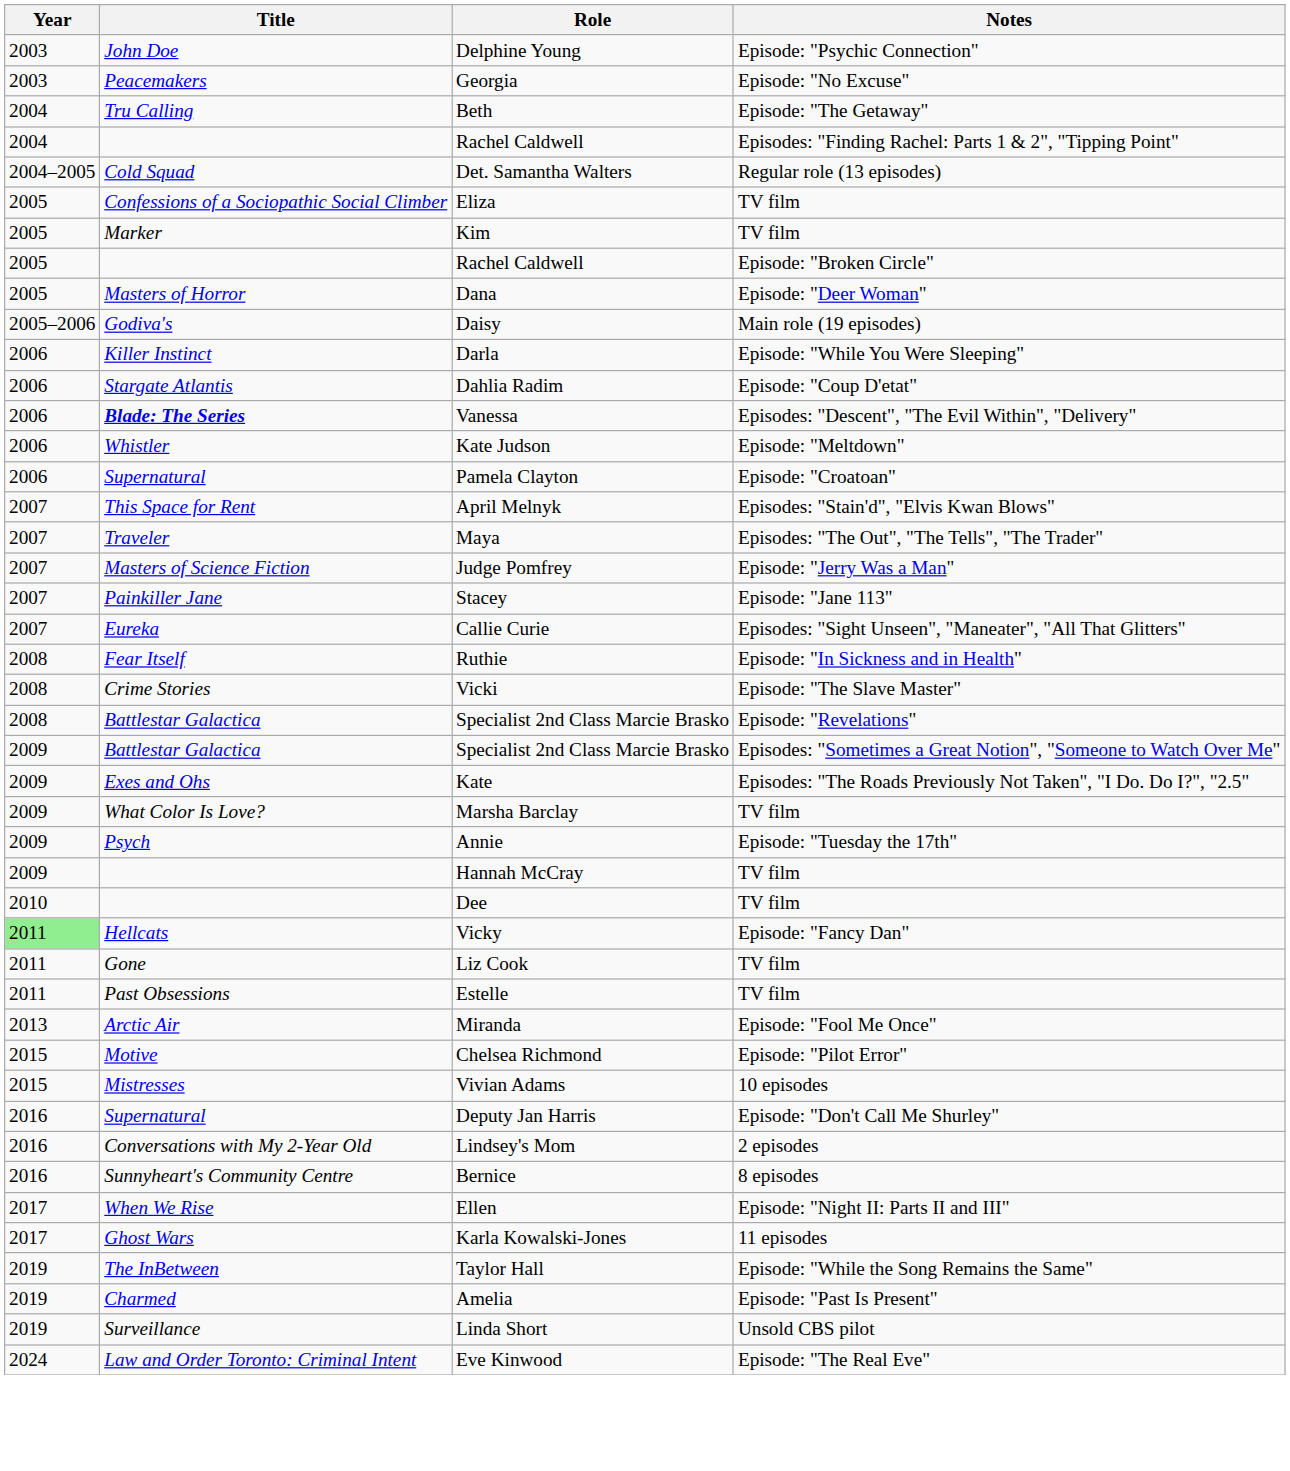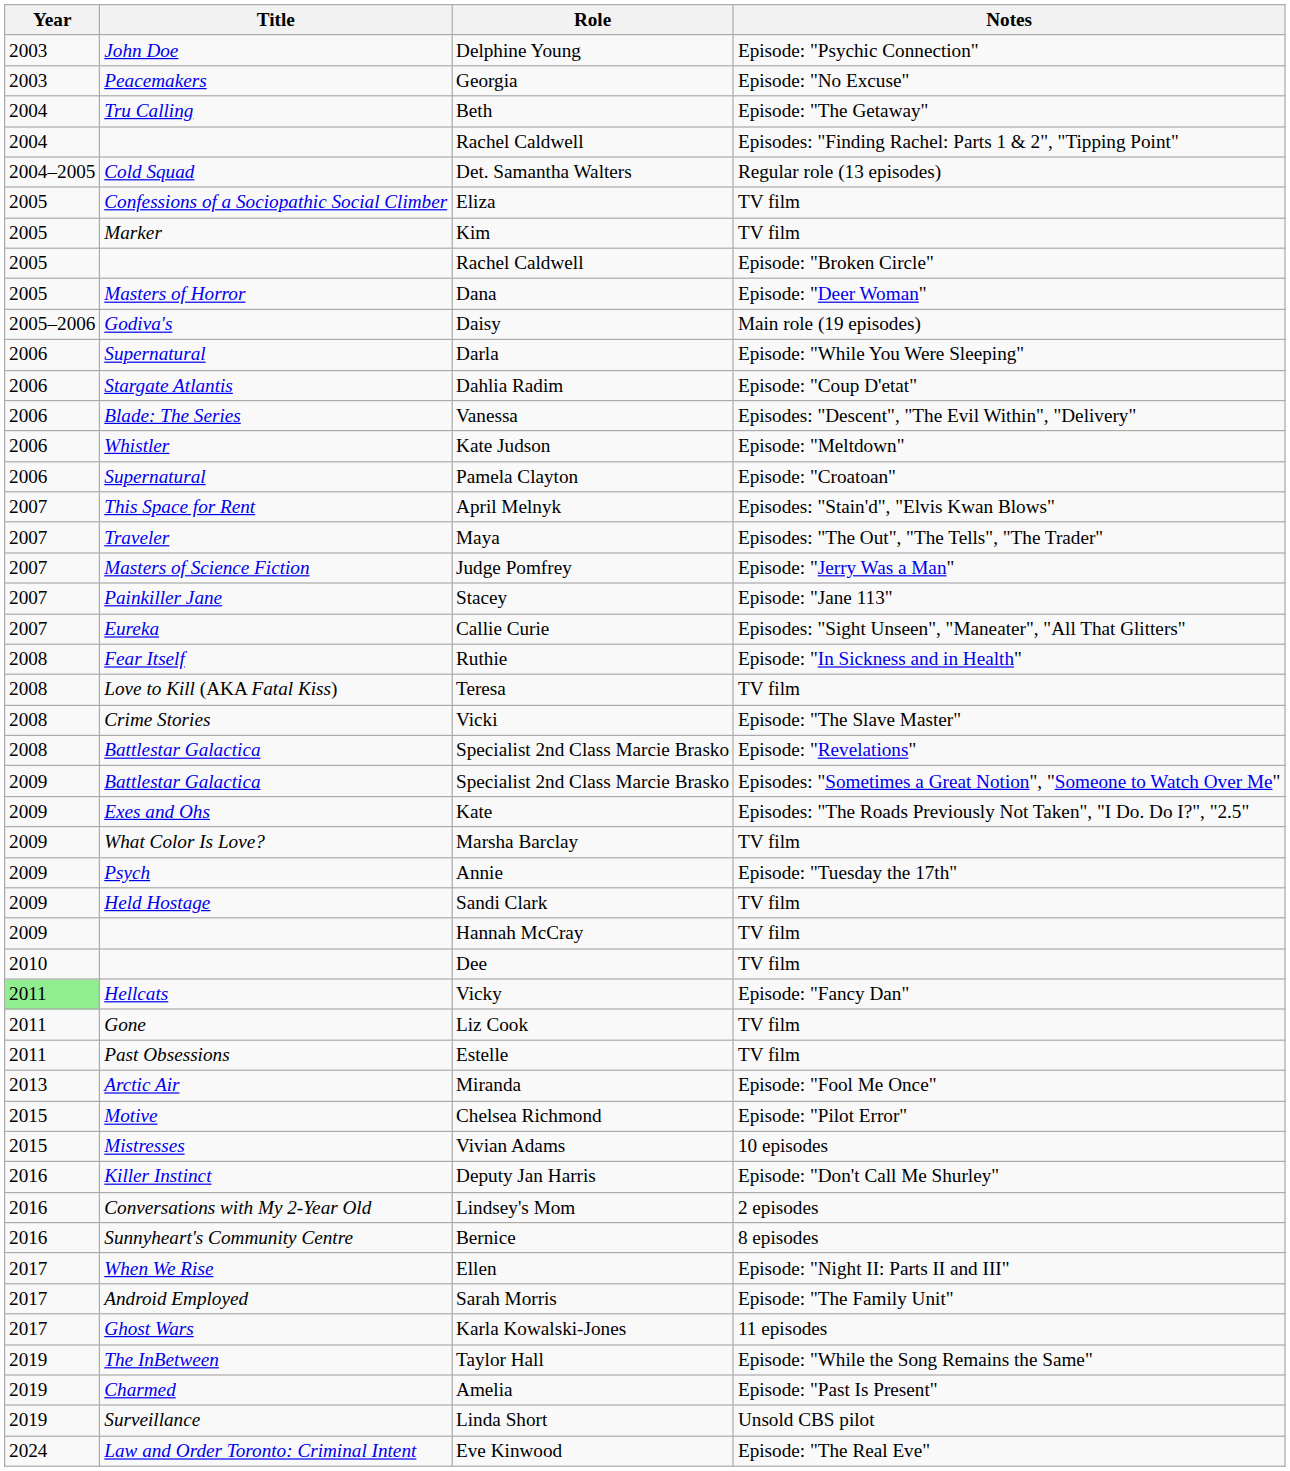(158, 354) Killer Instinct -> (155, 354) Supernatural
(175, 415) bold -> (173, 415) normal
+ row: (481, 689)
+ row: (502, 902)
(155, 1115) Supernatural -> (158, 1176) Killer Instinct
+ row: (506, 1298)
